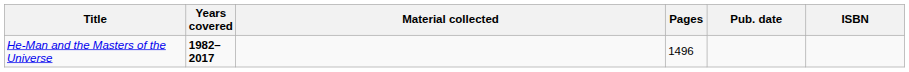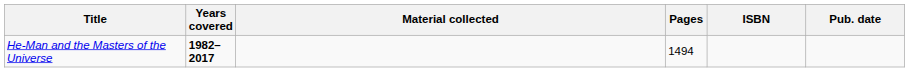columns swapped: (756, 20) <-> (855, 20)
(681, 51) 1496 -> (681, 51) 1494
